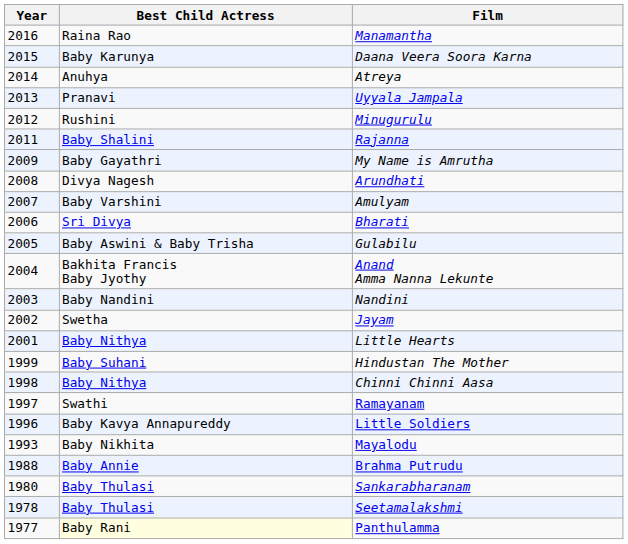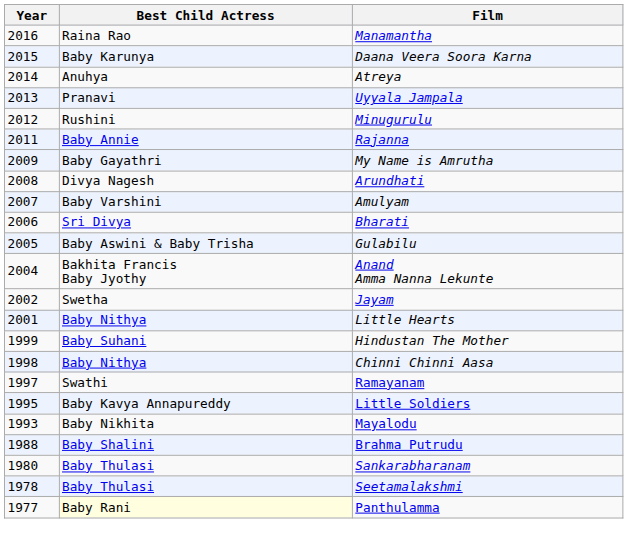(108, 139) Baby Shalini -> (100, 139) Baby Annie
- row: (382, 300)
(23, 424) 1996 -> (23, 403) 1995
(100, 466) Baby Annie -> (108, 445) Baby Shalini
